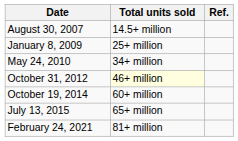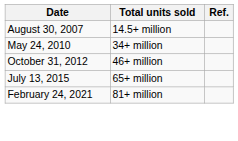- row: (45, 45)
(138, 78) lightyellow background -> (138, 62) no background
- row: (48, 95)
